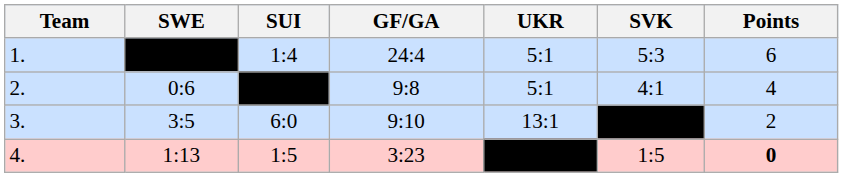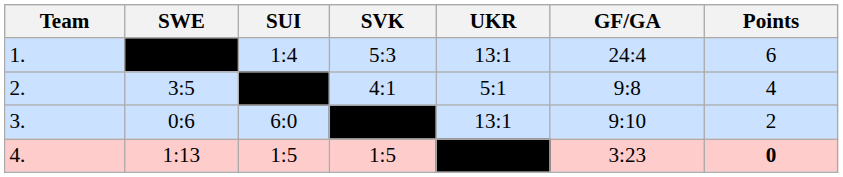columns swapped: (651, 21) <-> (406, 21)
(540, 54) 5:1 -> (493, 54) 13:1
(181, 88) 0:6 -> (181, 88) 3:5
(181, 121) 3:5 -> (181, 121) 0:6
